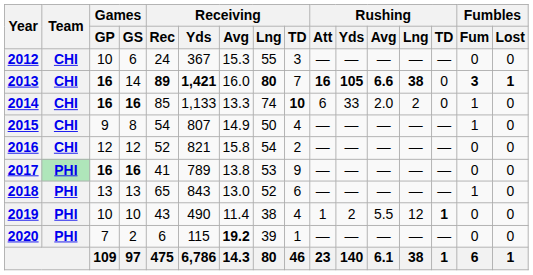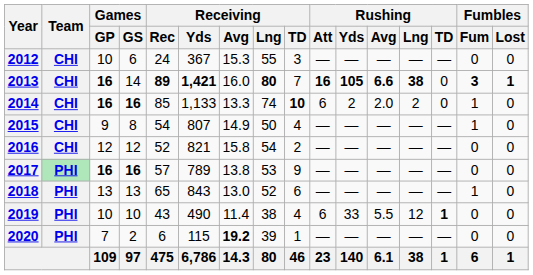(352, 103) 33 -> (352, 103) 2
(162, 170) 41 -> (162, 170) 57
(323, 214) 1 -> (323, 214) 6
(352, 214) 2 -> (352, 214) 33
